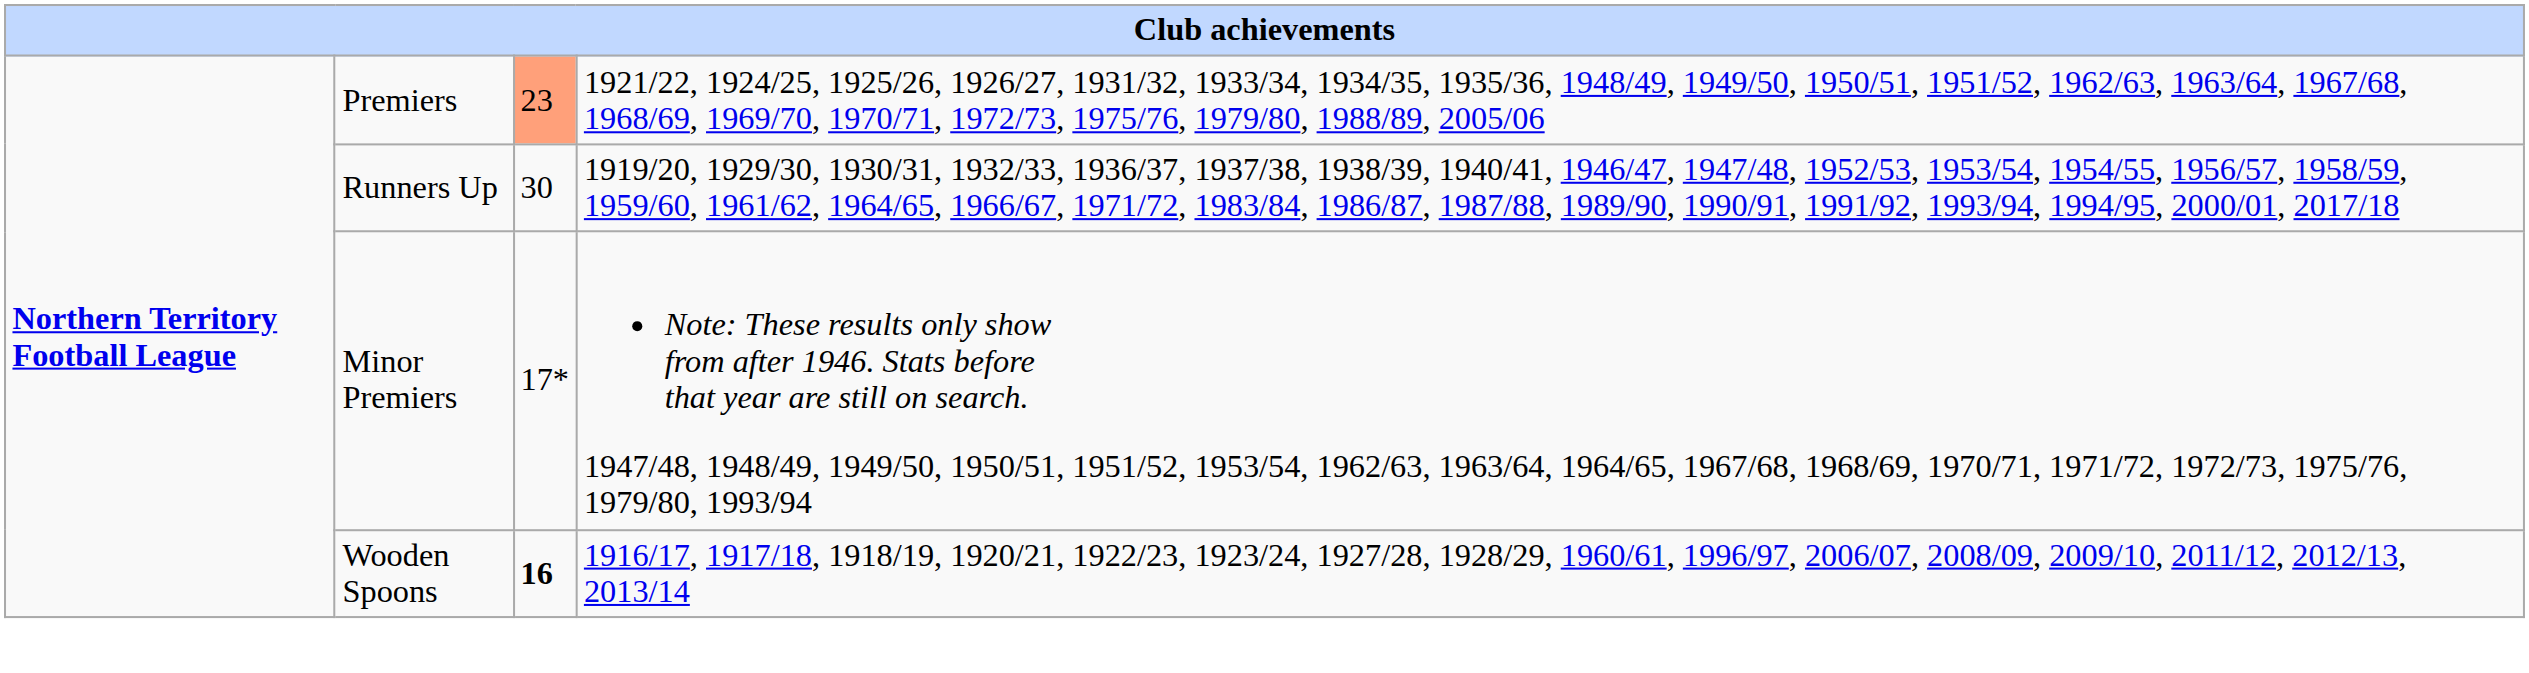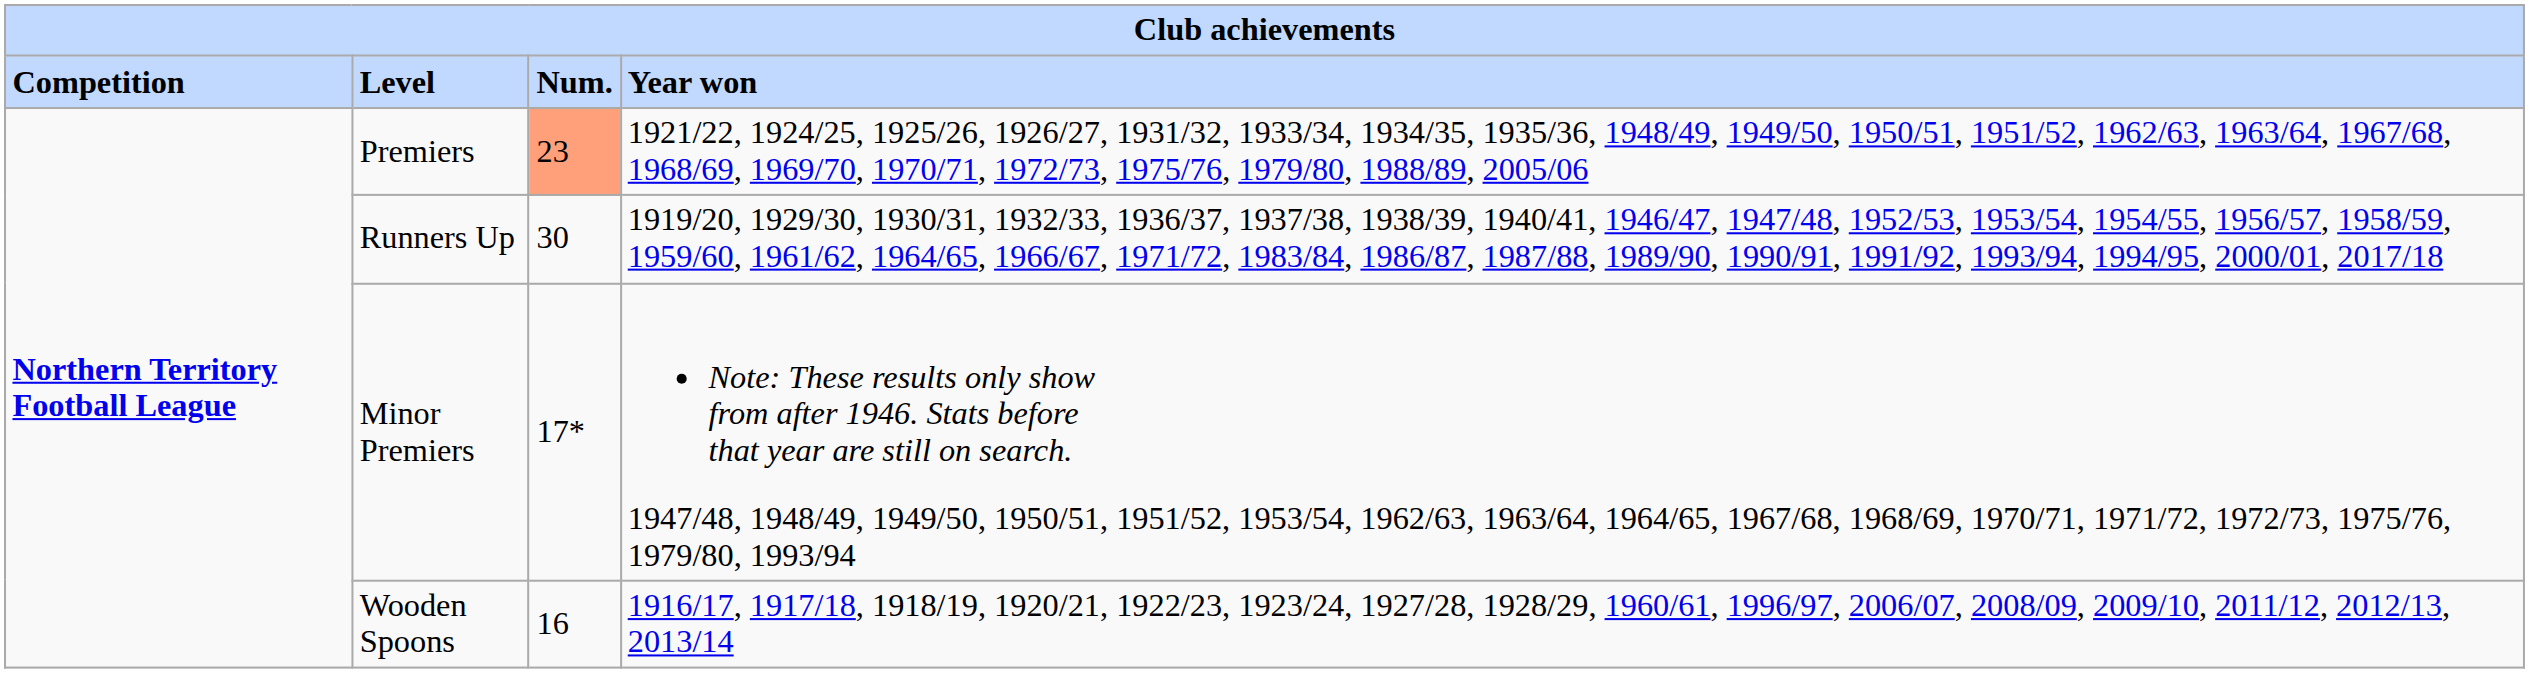+ row: (397, 81)
(537, 572) bold -> (553, 623) normal
